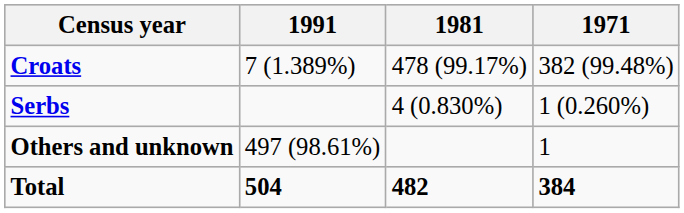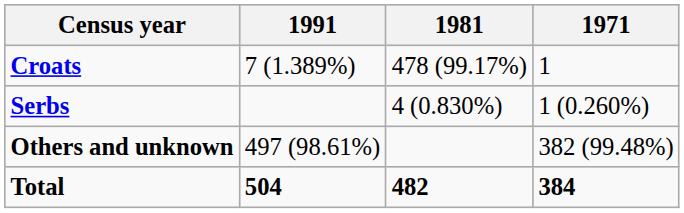(606, 65) 382 (99.48%) -> (545, 65) 1
(545, 146) 1 -> (606, 146) 382 (99.48%)
